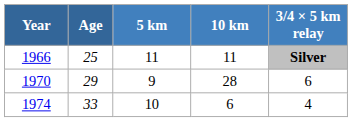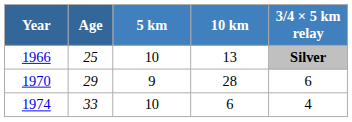(152, 57) 11 -> (152, 57) 10
(230, 57) 11 -> (230, 57) 13
